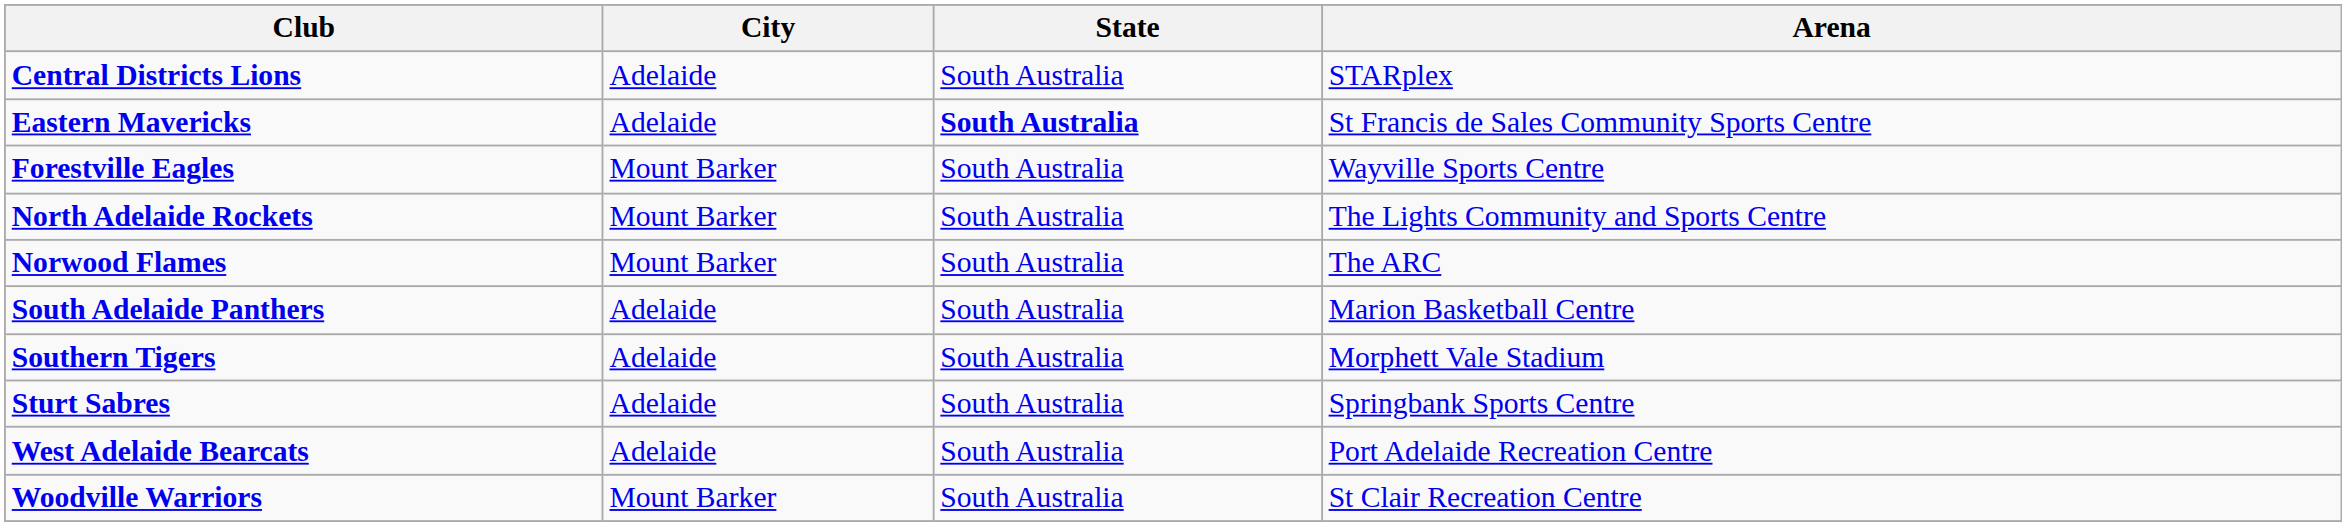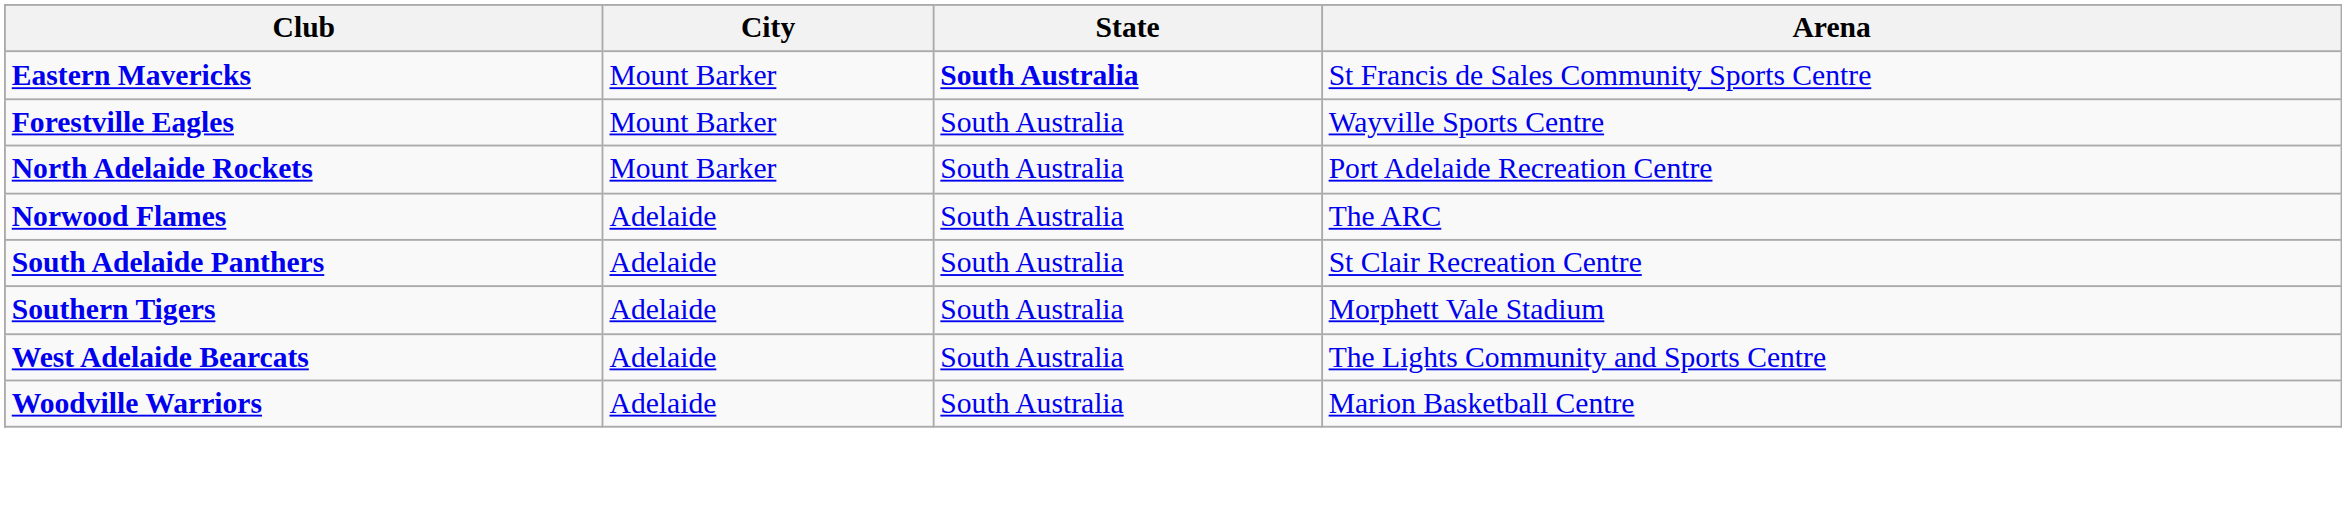- row: (156, 74)
(663, 121) Adelaide -> (693, 74) Mount Barker
(1577, 215) The Lights Community and Sports Centre -> (1521, 168) Port Adelaide Recreation Centre
(693, 262) Mount Barker -> (663, 215) Adelaide
(1482, 309) Marion Basketball Centre -> (1485, 262) St Clair Recreation Centre
- row: (91, 403)
(1521, 450) Port Adelaide Recreation Centre -> (1577, 356) The Lights Community and Sports Centre
(693, 497) Mount Barker -> (663, 403) Adelaide
(1485, 497) St Clair Recreation Centre -> (1482, 403) Marion Basketball Centre
